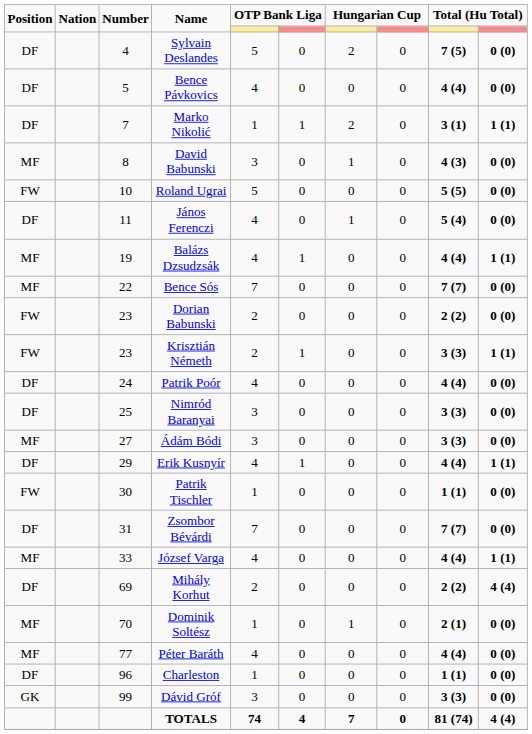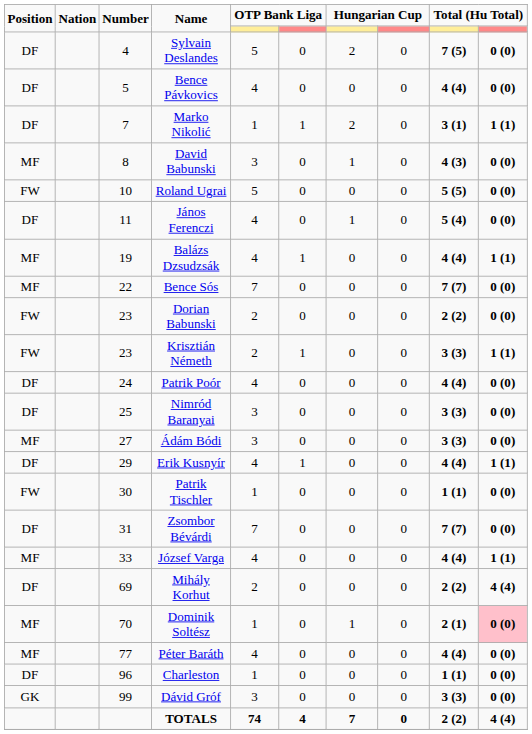(503, 624) no background -> (503, 624) pink background
(454, 718) 81 (74) -> (454, 718) 2 (2)
